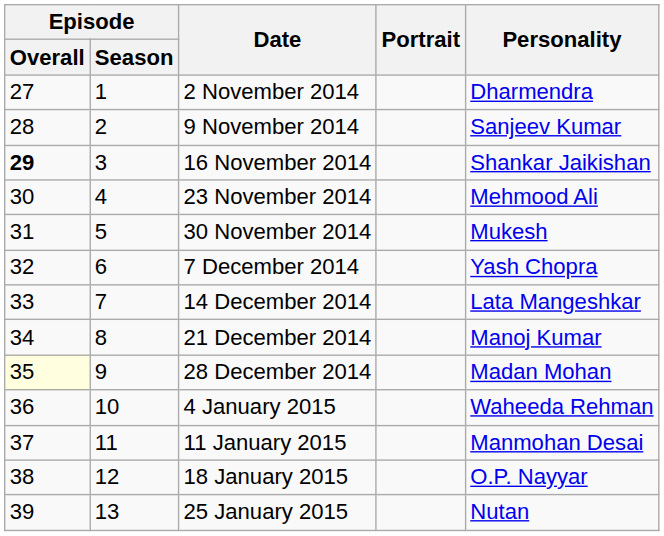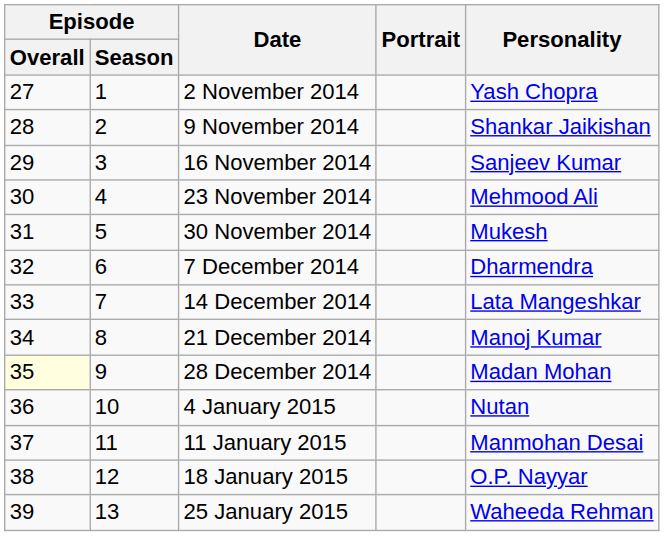(532, 92) Dharmendra -> (534, 92) Yash Chopra
(546, 127) Sanjeev Kumar -> (560, 127) Shankar Jaikishan
(22, 162) bold -> (22, 162) normal
(560, 162) Shankar Jaikishan -> (546, 162) Sanjeev Kumar
(534, 267) Yash Chopra -> (532, 267) Dharmendra
(562, 407) Waheeda Rehman -> (500, 407) Nutan
(500, 512) Nutan -> (562, 512) Waheeda Rehman
